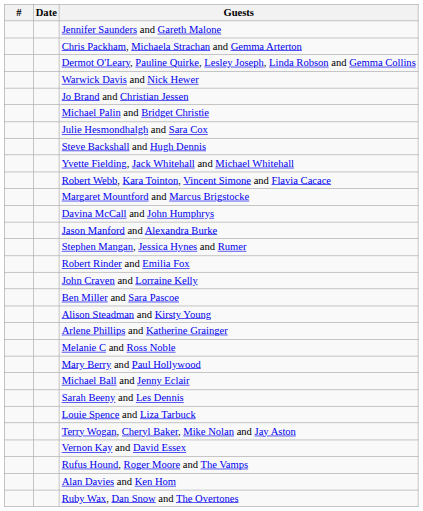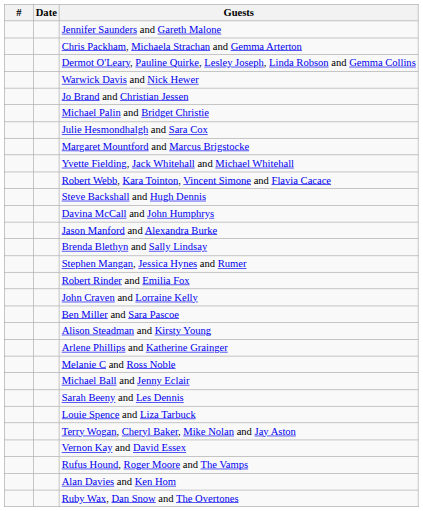rows swapped: (155, 197) <-> (134, 146)
+ row: (134, 247)
- row: (131, 364)
